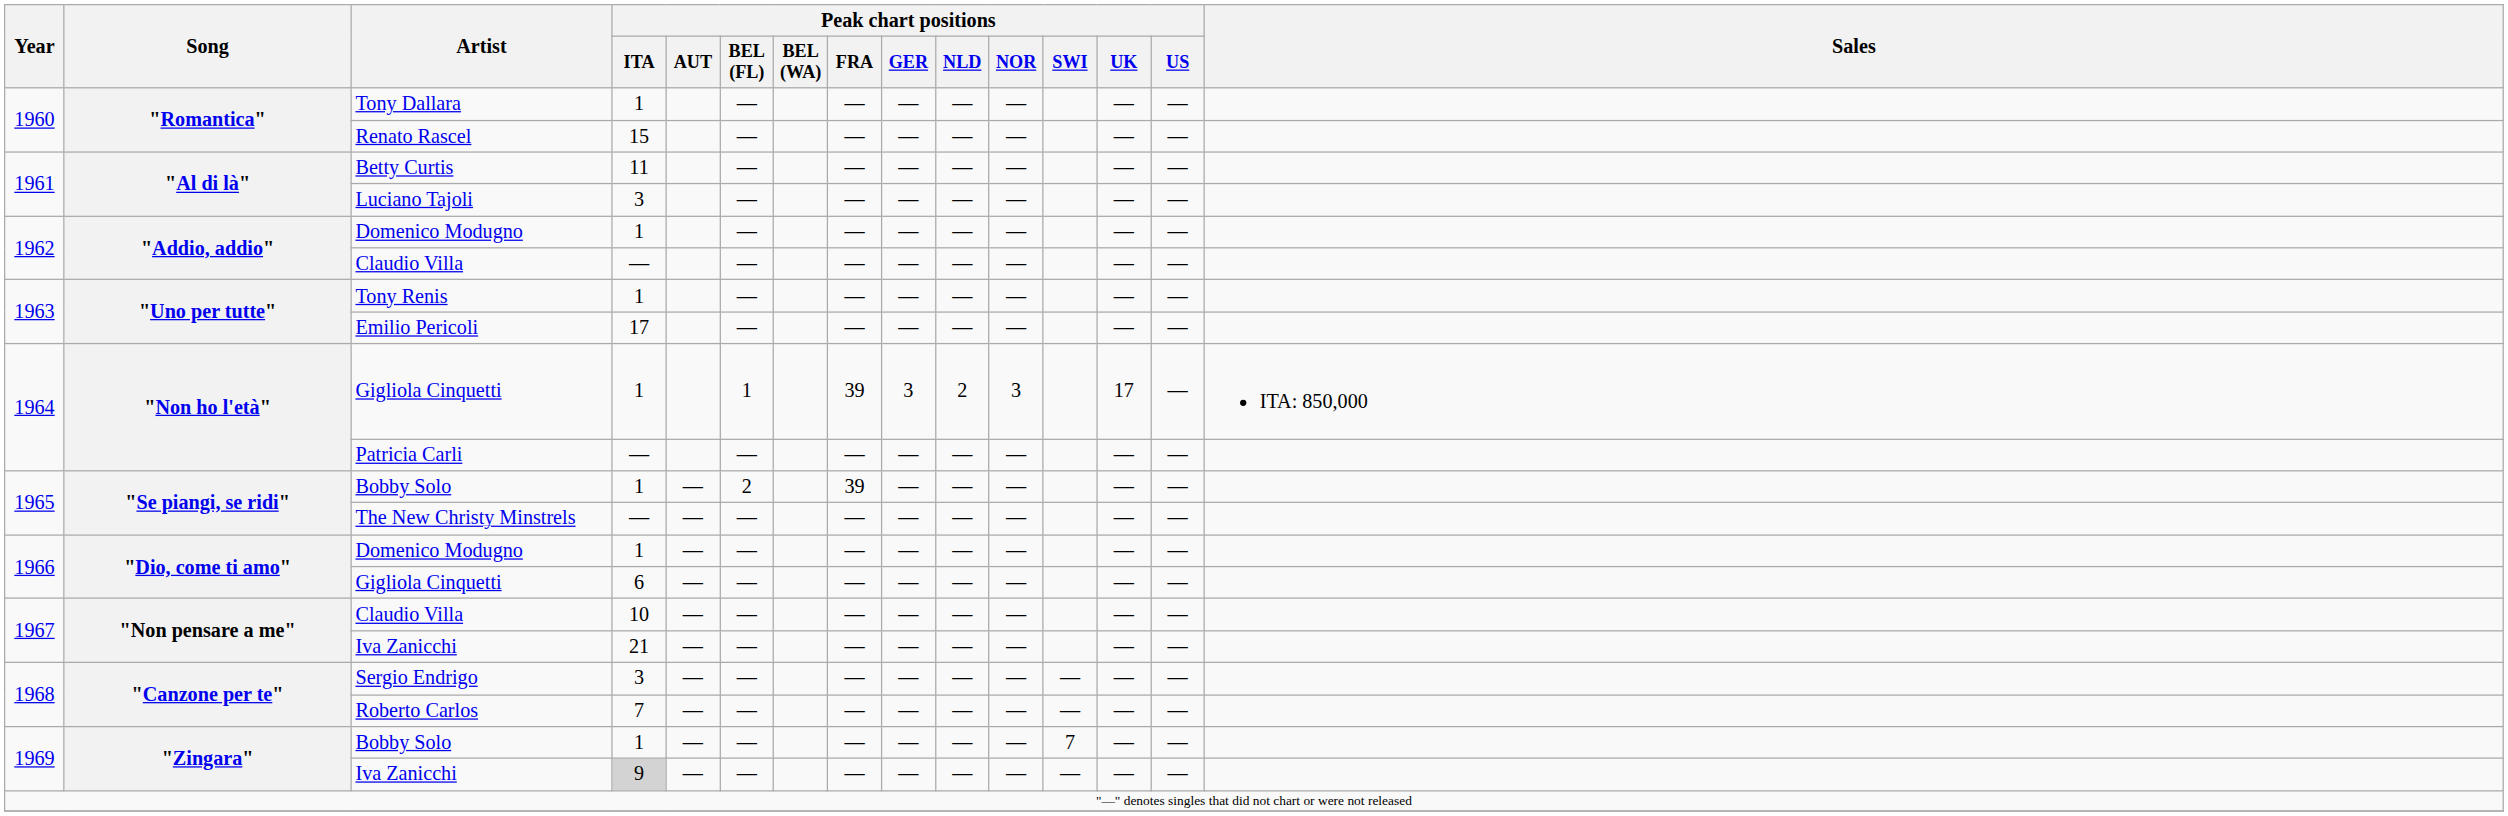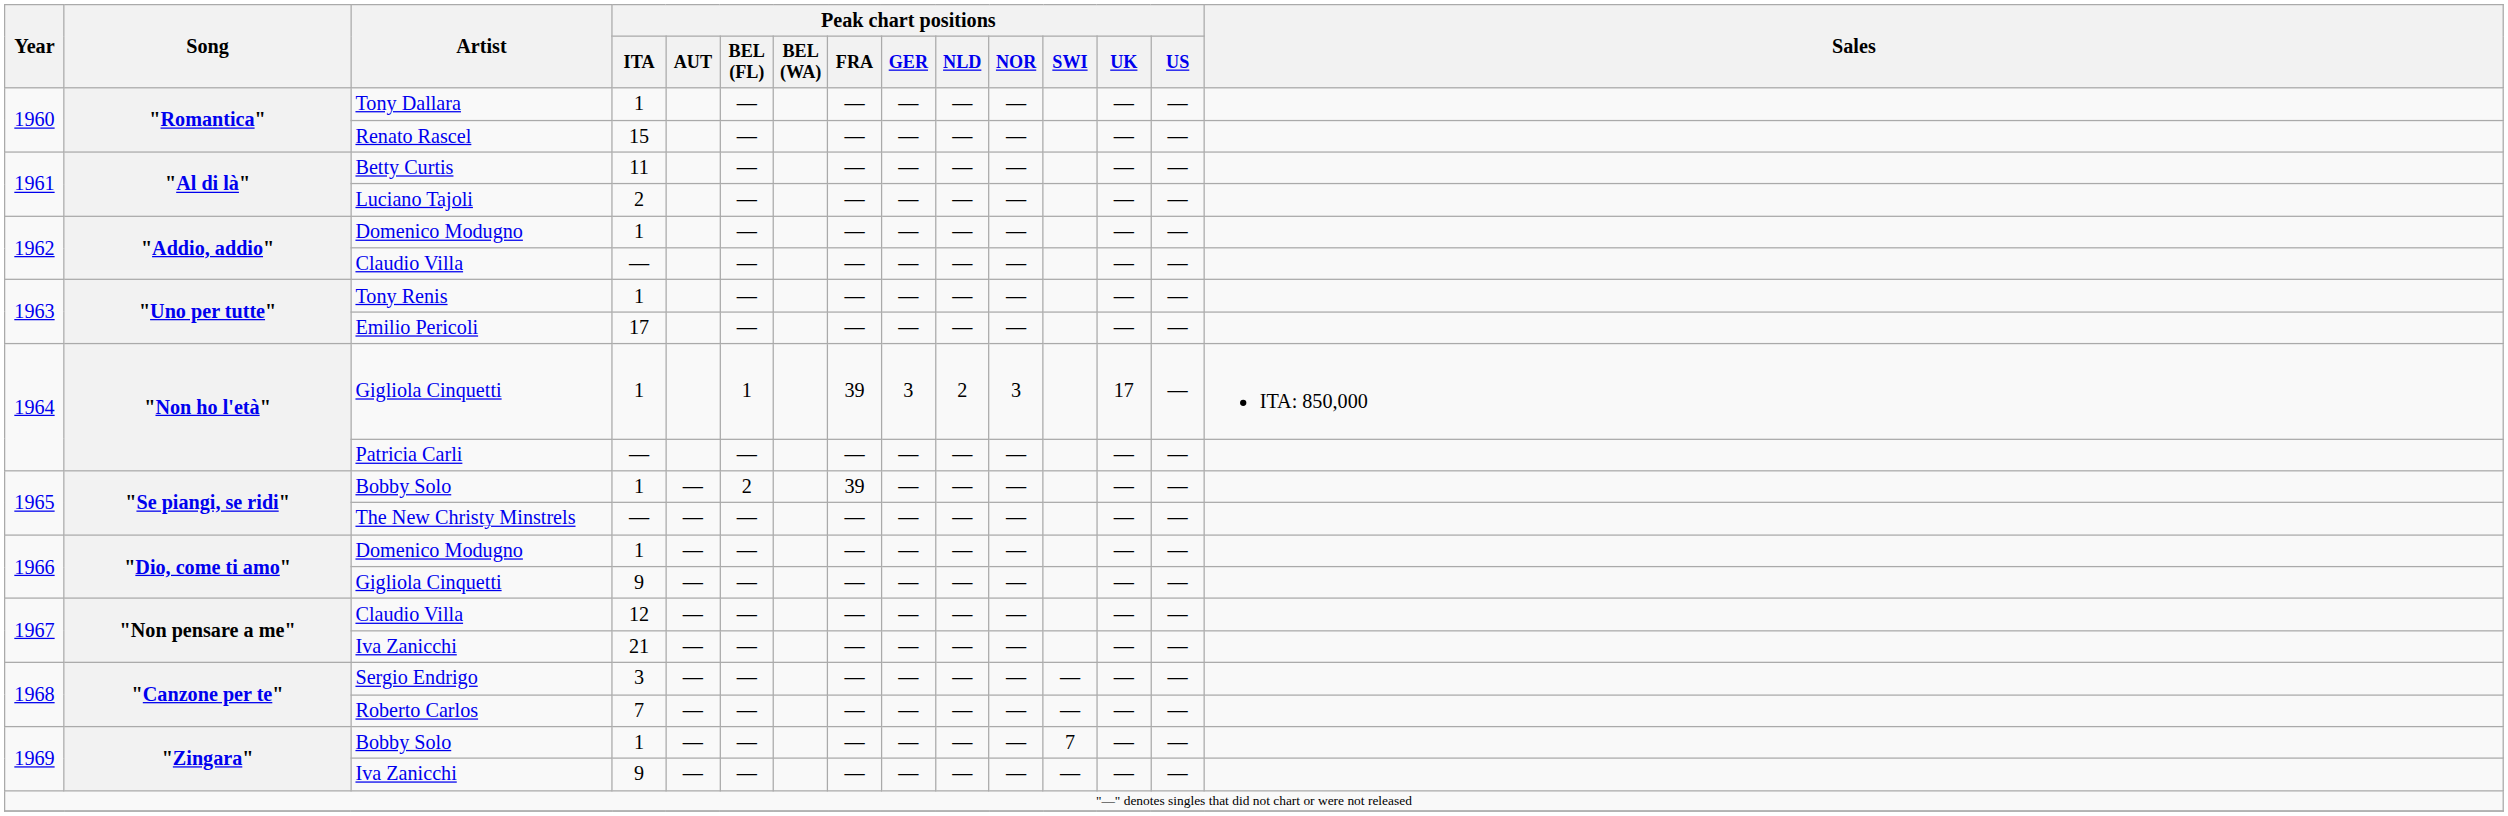(639, 199) 3 -> (639, 199) 2
(639, 582) 6 -> (639, 582) 9
(639, 614) 10 -> (639, 614) 12
(639, 774) lightgrey background -> (639, 774) no background
